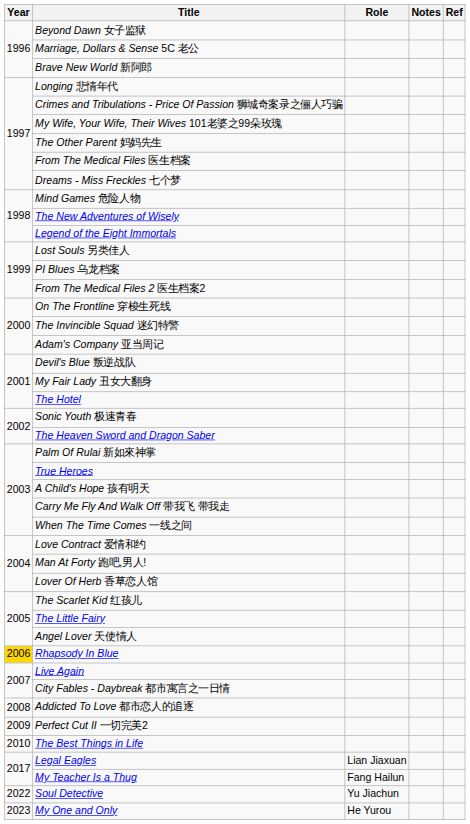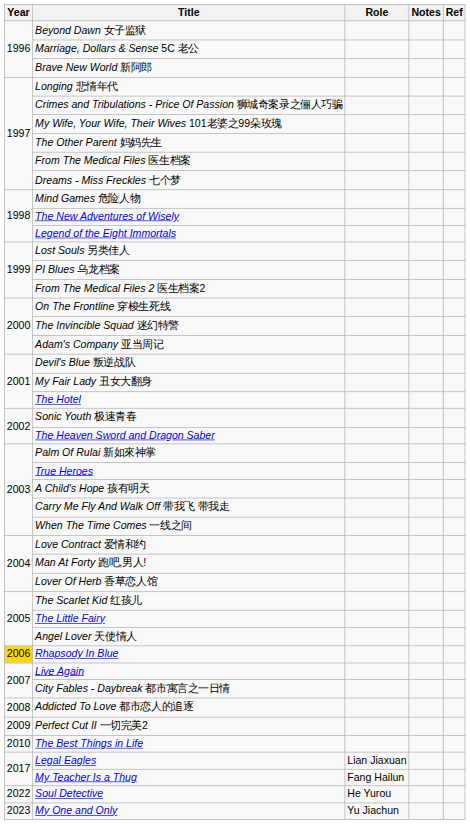(373, 794) Yu Jiachun -> (369, 794) He Yurou
(369, 811) He Yurou -> (373, 811) Yu Jiachun
